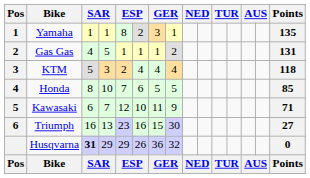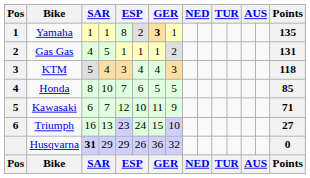(157, 32) normal -> (157, 32) bold
(107, 70) 3 -> (107, 70) 4
(124, 70) 2 -> (124, 70) 3
(174, 70) 4 -> (174, 70) 3
(141, 126) 16 -> (141, 126) 24
(174, 126) 30 -> (174, 126) 10
